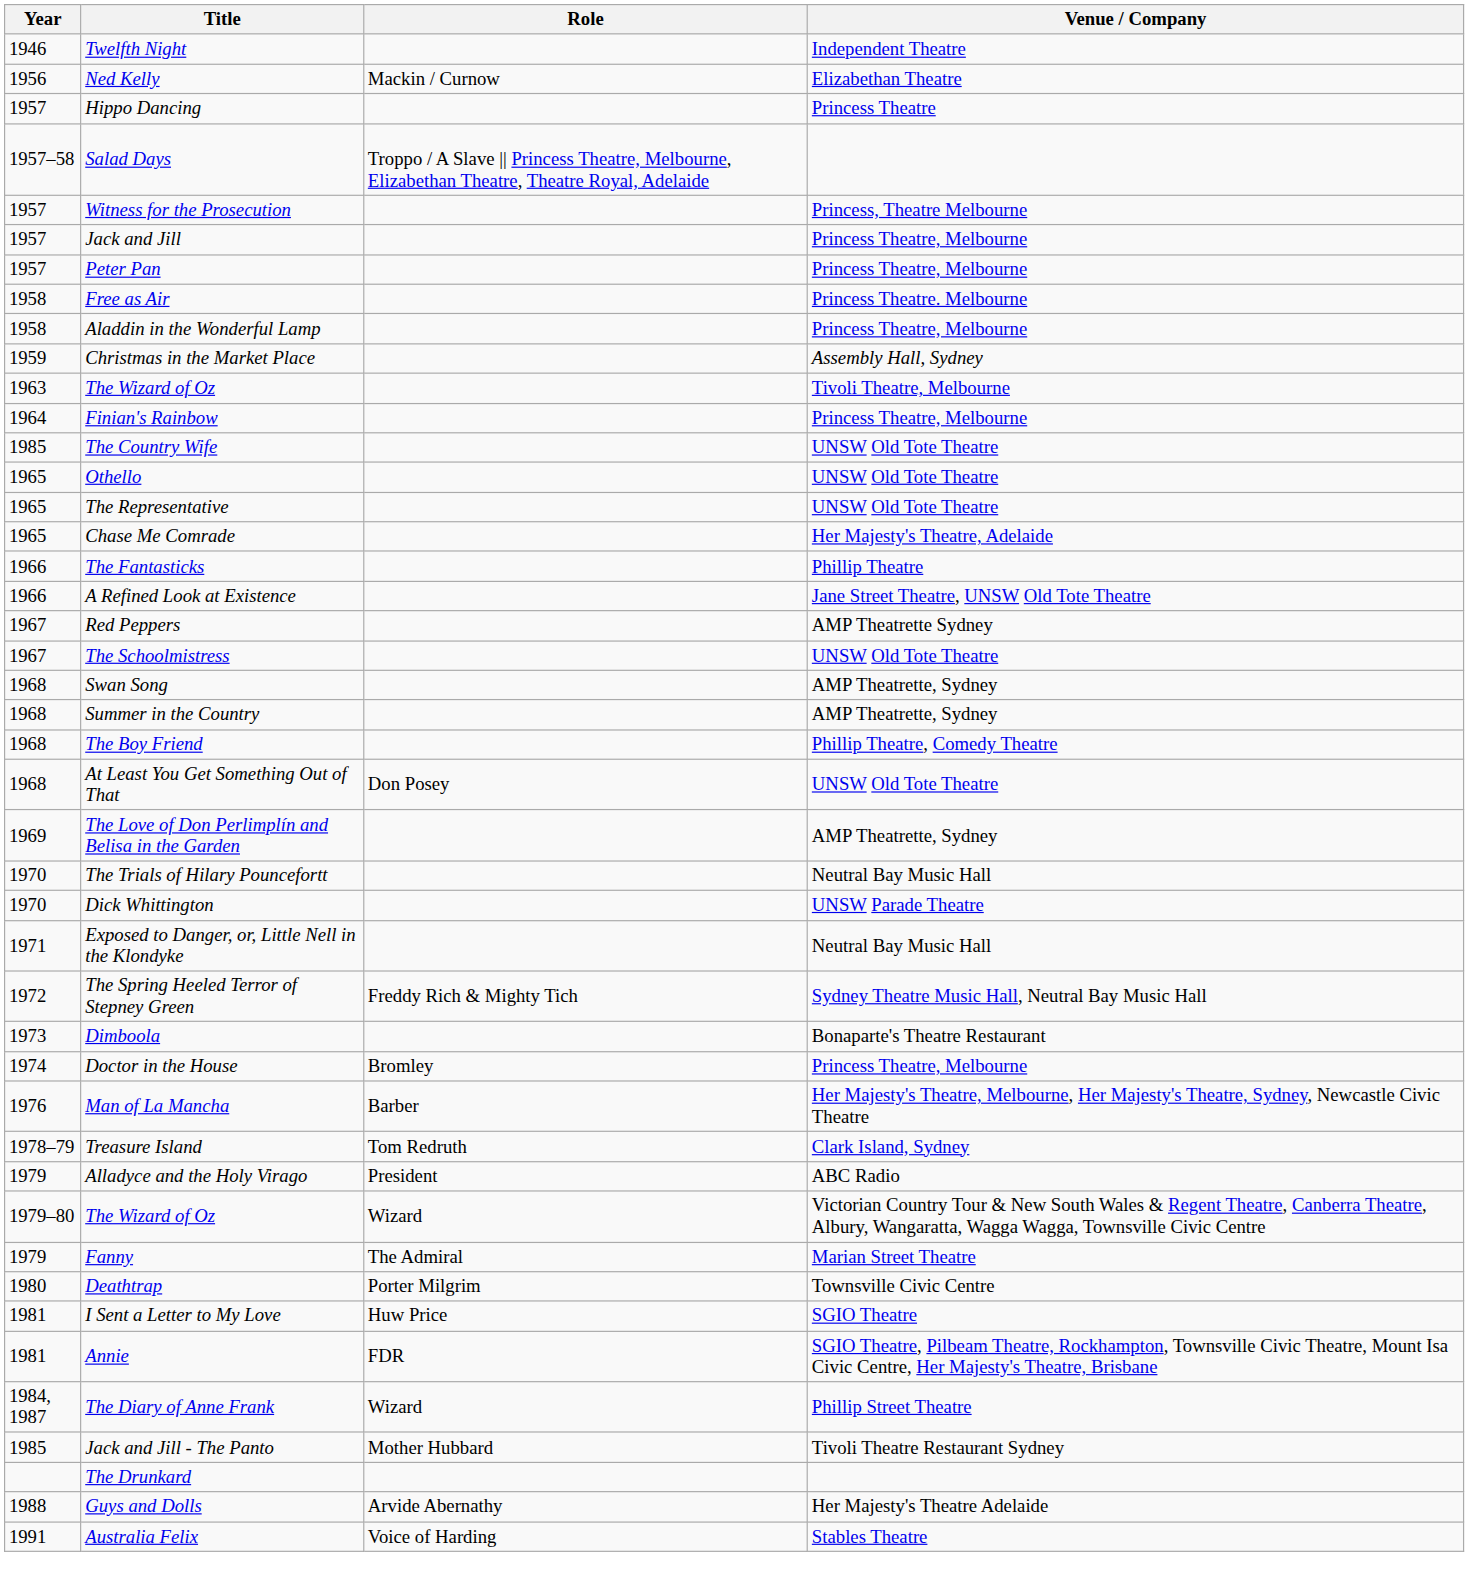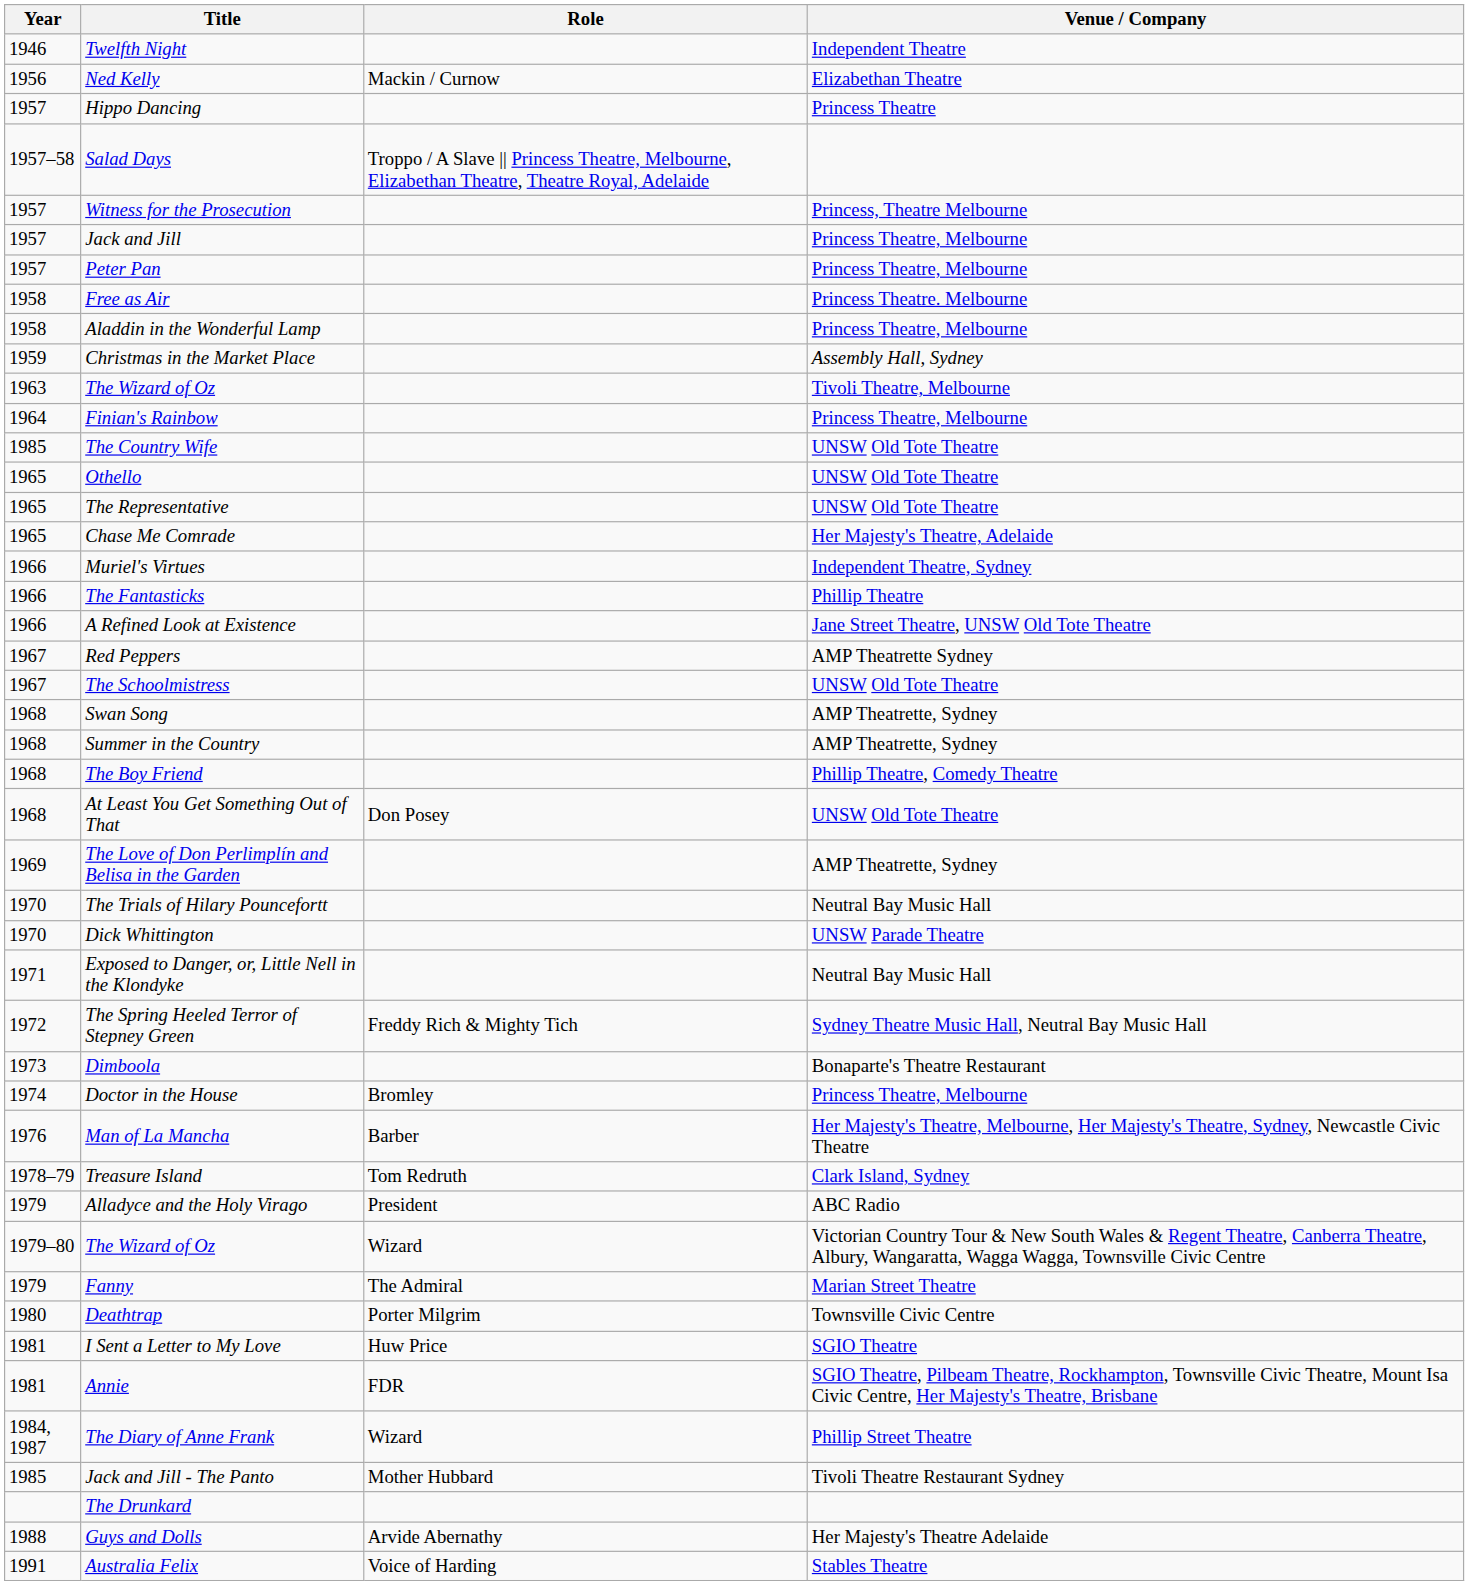+ row: (145, 566)
